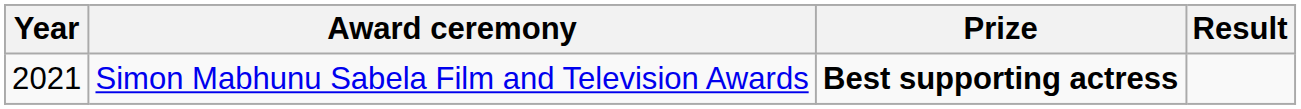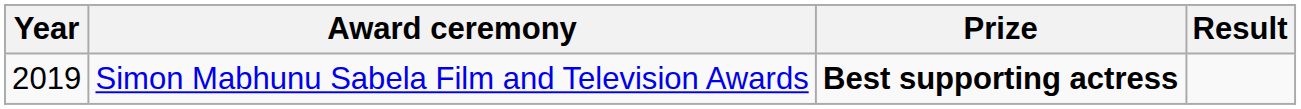(47, 78) 2021 -> (47, 78) 2019
